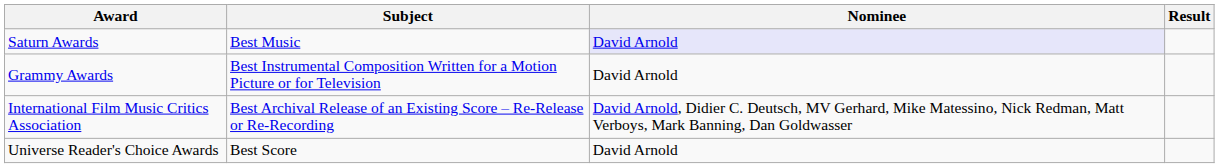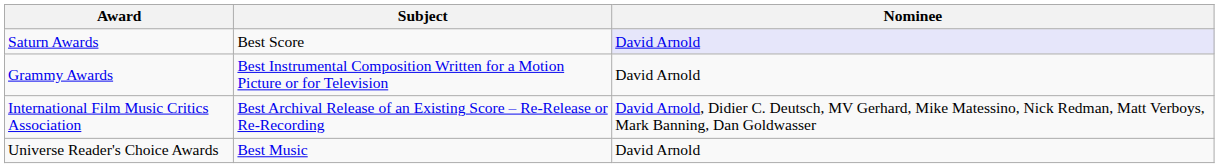- column: (1189, 16)
(265, 41) Best Music -> (271, 41) Best Score
(263, 150) Best Score -> (273, 150) Best Music
